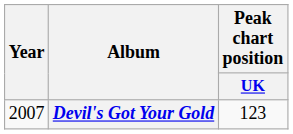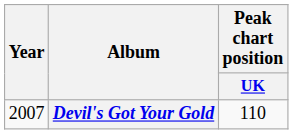(253, 114) 123 -> (253, 114) 110
